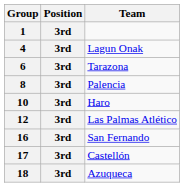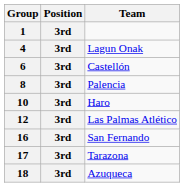(108, 66) Tarazona -> (109, 66) Castellón
(109, 155) Castellón -> (108, 155) Tarazona
